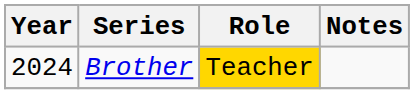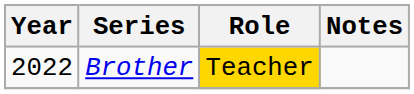(42, 68) 2024 -> (42, 68) 2022
